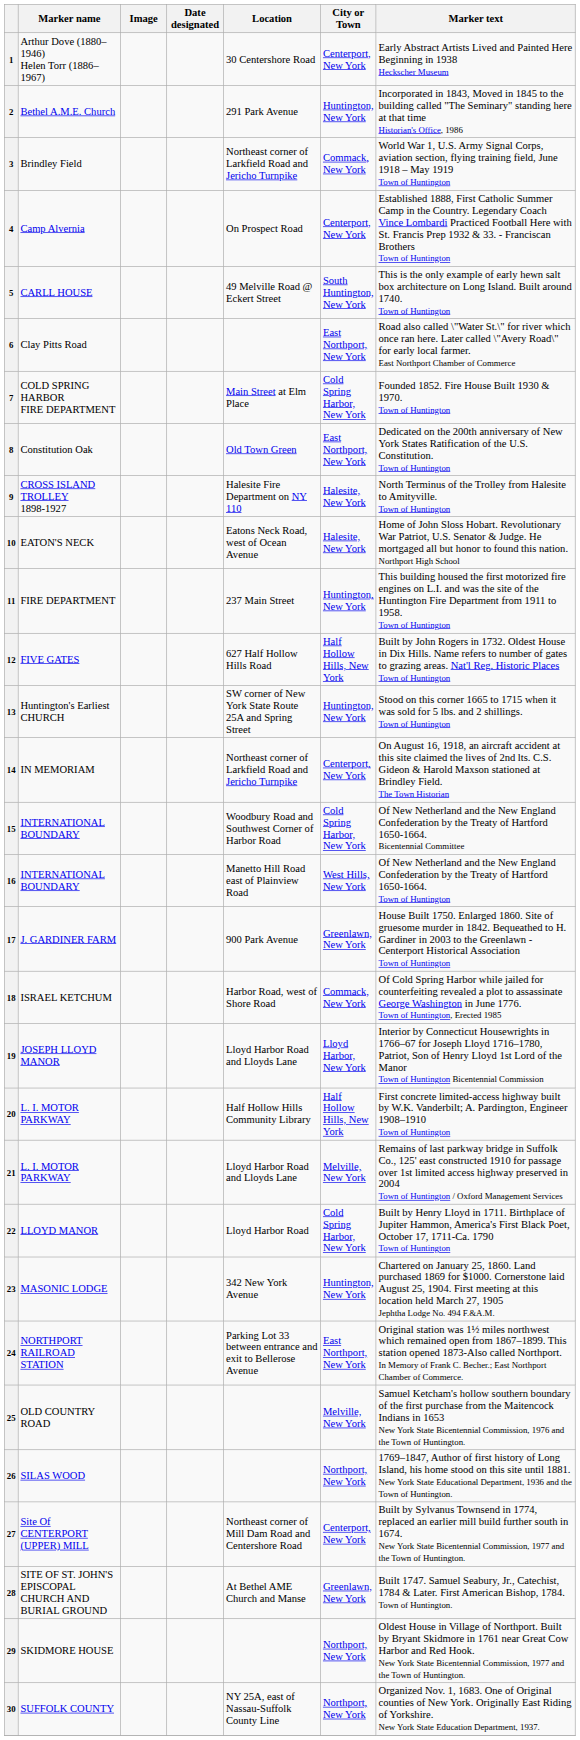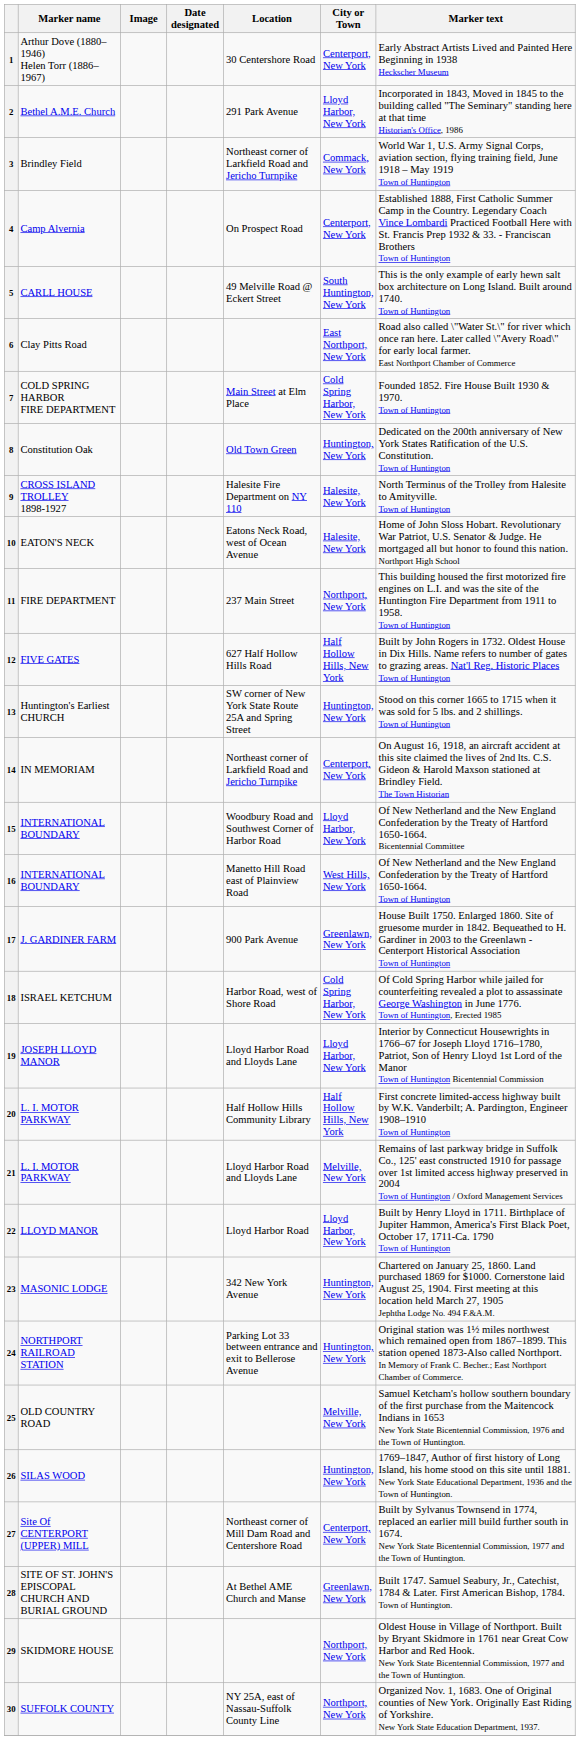(348, 111) Huntington, New York -> (344, 111) Lloyd Harbor, New York
(345, 449) East Northport, New York -> (348, 449) Huntington, New York
(348, 601) Huntington, New York -> (345, 601) Northport, New York
(344, 828) Cold Spring Harbor, New York -> (344, 828) Lloyd Harbor, New York
(346, 997) Commack, New York -> (344, 997) Cold Spring Harbor, New York
(344, 1230) Cold Spring Harbor, New York -> (344, 1230) Lloyd Harbor, New York
(345, 1353) East Northport, New York -> (348, 1353) Huntington, New York
(345, 1475) Northport, New York -> (348, 1475) Huntington, New York
